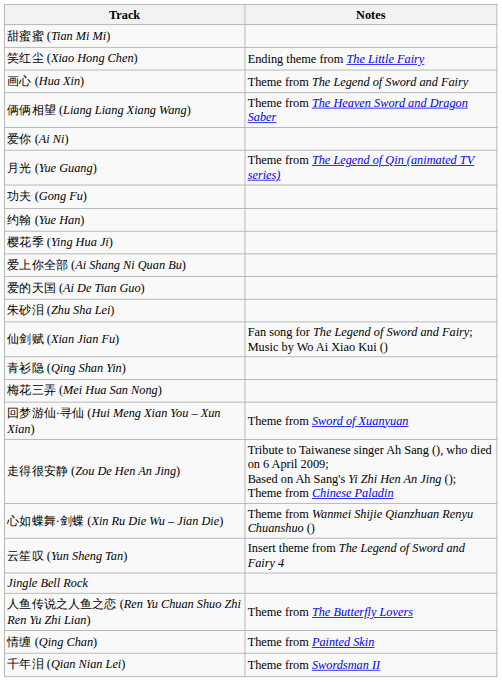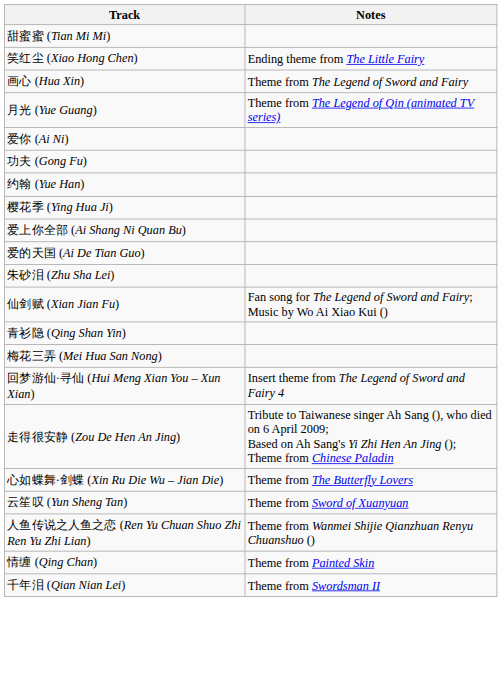- row: (99, 110)
rows swapped: (38, 139) <-> (52, 167)
(328, 421) Theme from Sword of Xuanyuan -> (356, 386) Insert theme from The Legend of Sword and Fairy 4
(360, 521) Theme from Wanmei Shijie Qianzhuan Renyu Chuanshuo () -> (330, 480) Theme from The Butterfly Lovers
(356, 556) Insert theme from The Legend of Sword and Fairy 4 -> (328, 502) Theme from Sword of Xuanyuan
- row: (48, 583)
(330, 612) Theme from The Butterfly Lovers -> (360, 532) Theme from Wanmei Shijie Qianzhuan Renyu Chuanshuo ()
